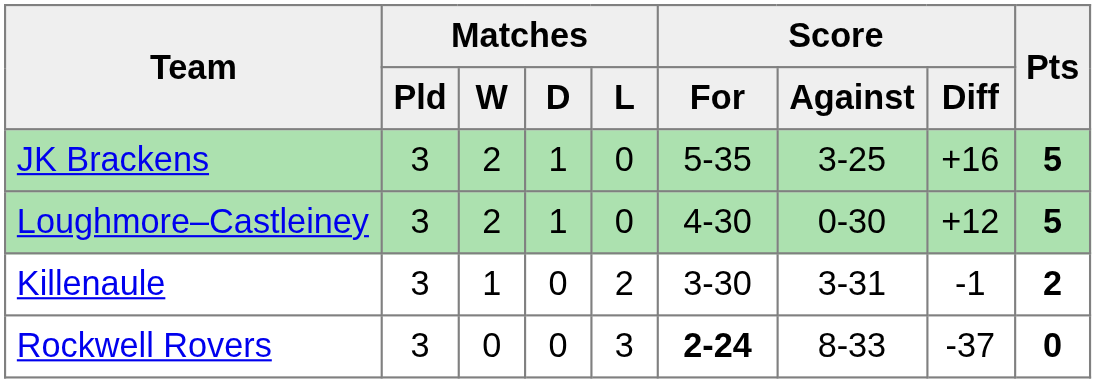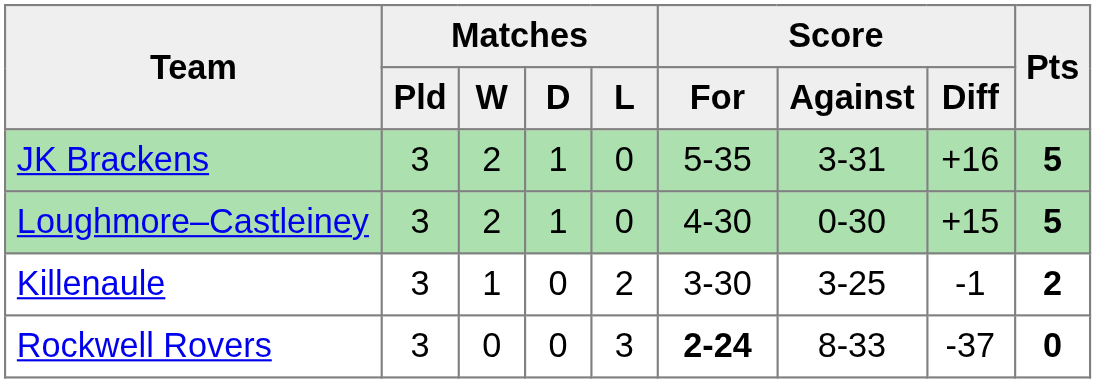(852, 159) 3-25 -> (852, 159) 3-31
(970, 221) +12 -> (970, 221) +15
(852, 283) 3-31 -> (852, 283) 3-25
